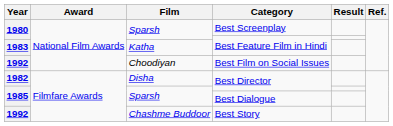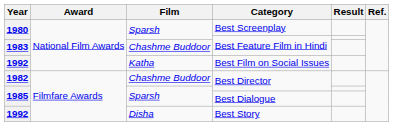(142, 47) Katha -> (169, 47) Chashme Buddoor
(152, 63) Choodiyan -> (142, 63) Katha
(141, 78) Disha -> (169, 78) Chashme Buddoor
(169, 114) Chashme Buddoor -> (141, 114) Disha
